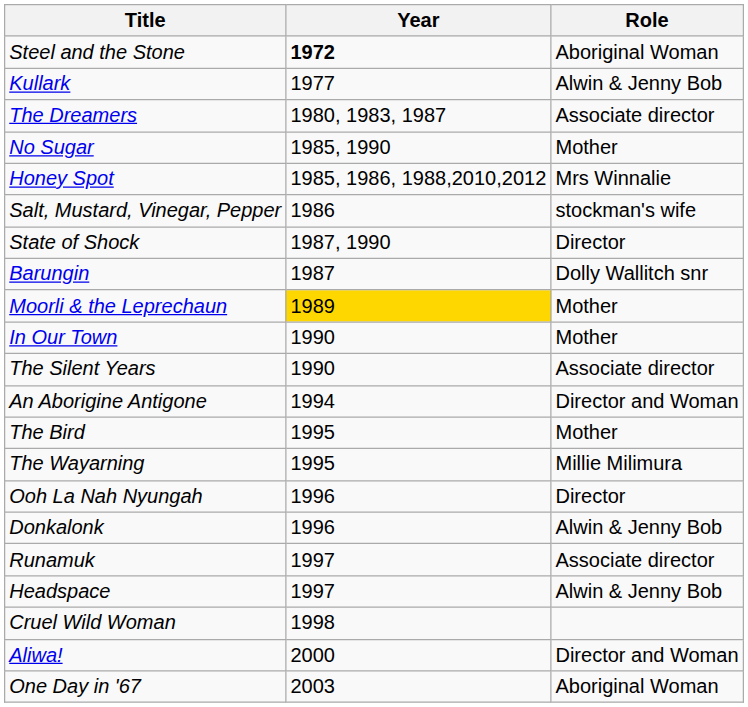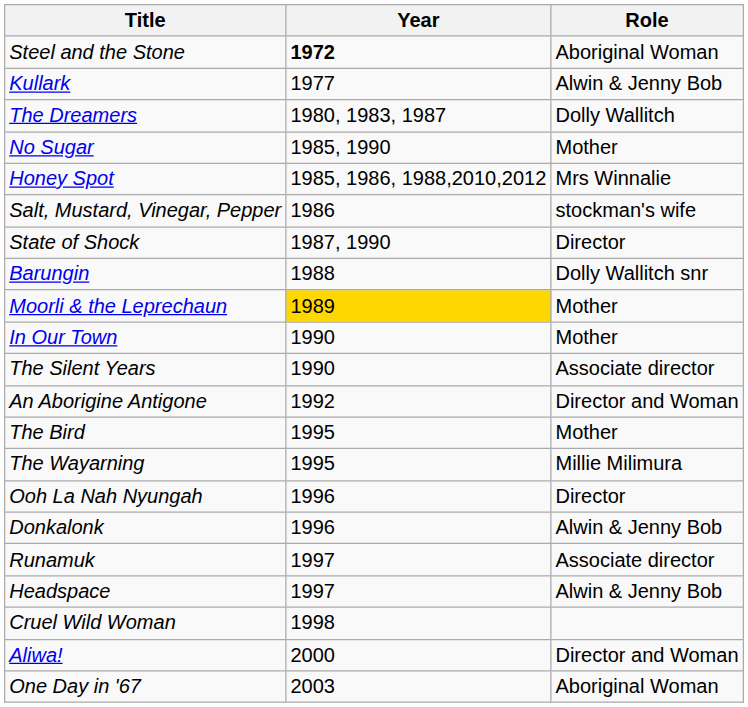(635, 115) Associate director -> (615, 115) Dolly Wallitch
(313, 274) 1987 -> (313, 274) 1988
(313, 400) 1994 -> (313, 400) 1992
